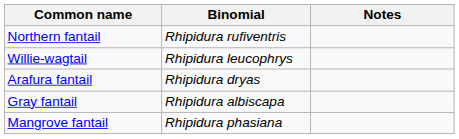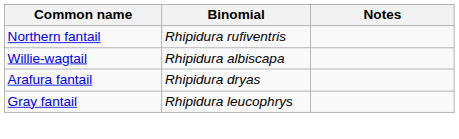(229, 58) Rhipidura leucophrys -> (225, 58) Rhipidura albiscapa
(225, 101) Rhipidura albiscapa -> (229, 101) Rhipidura leucophrys
- row: (58, 123)
